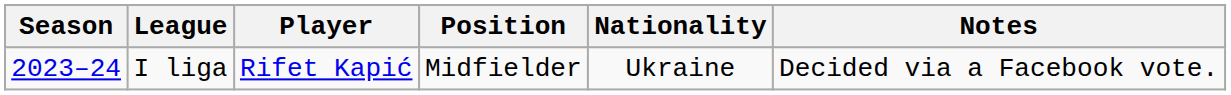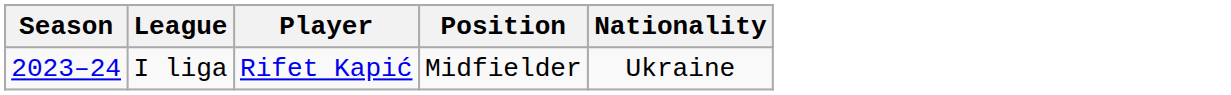- column: (999, 26)
